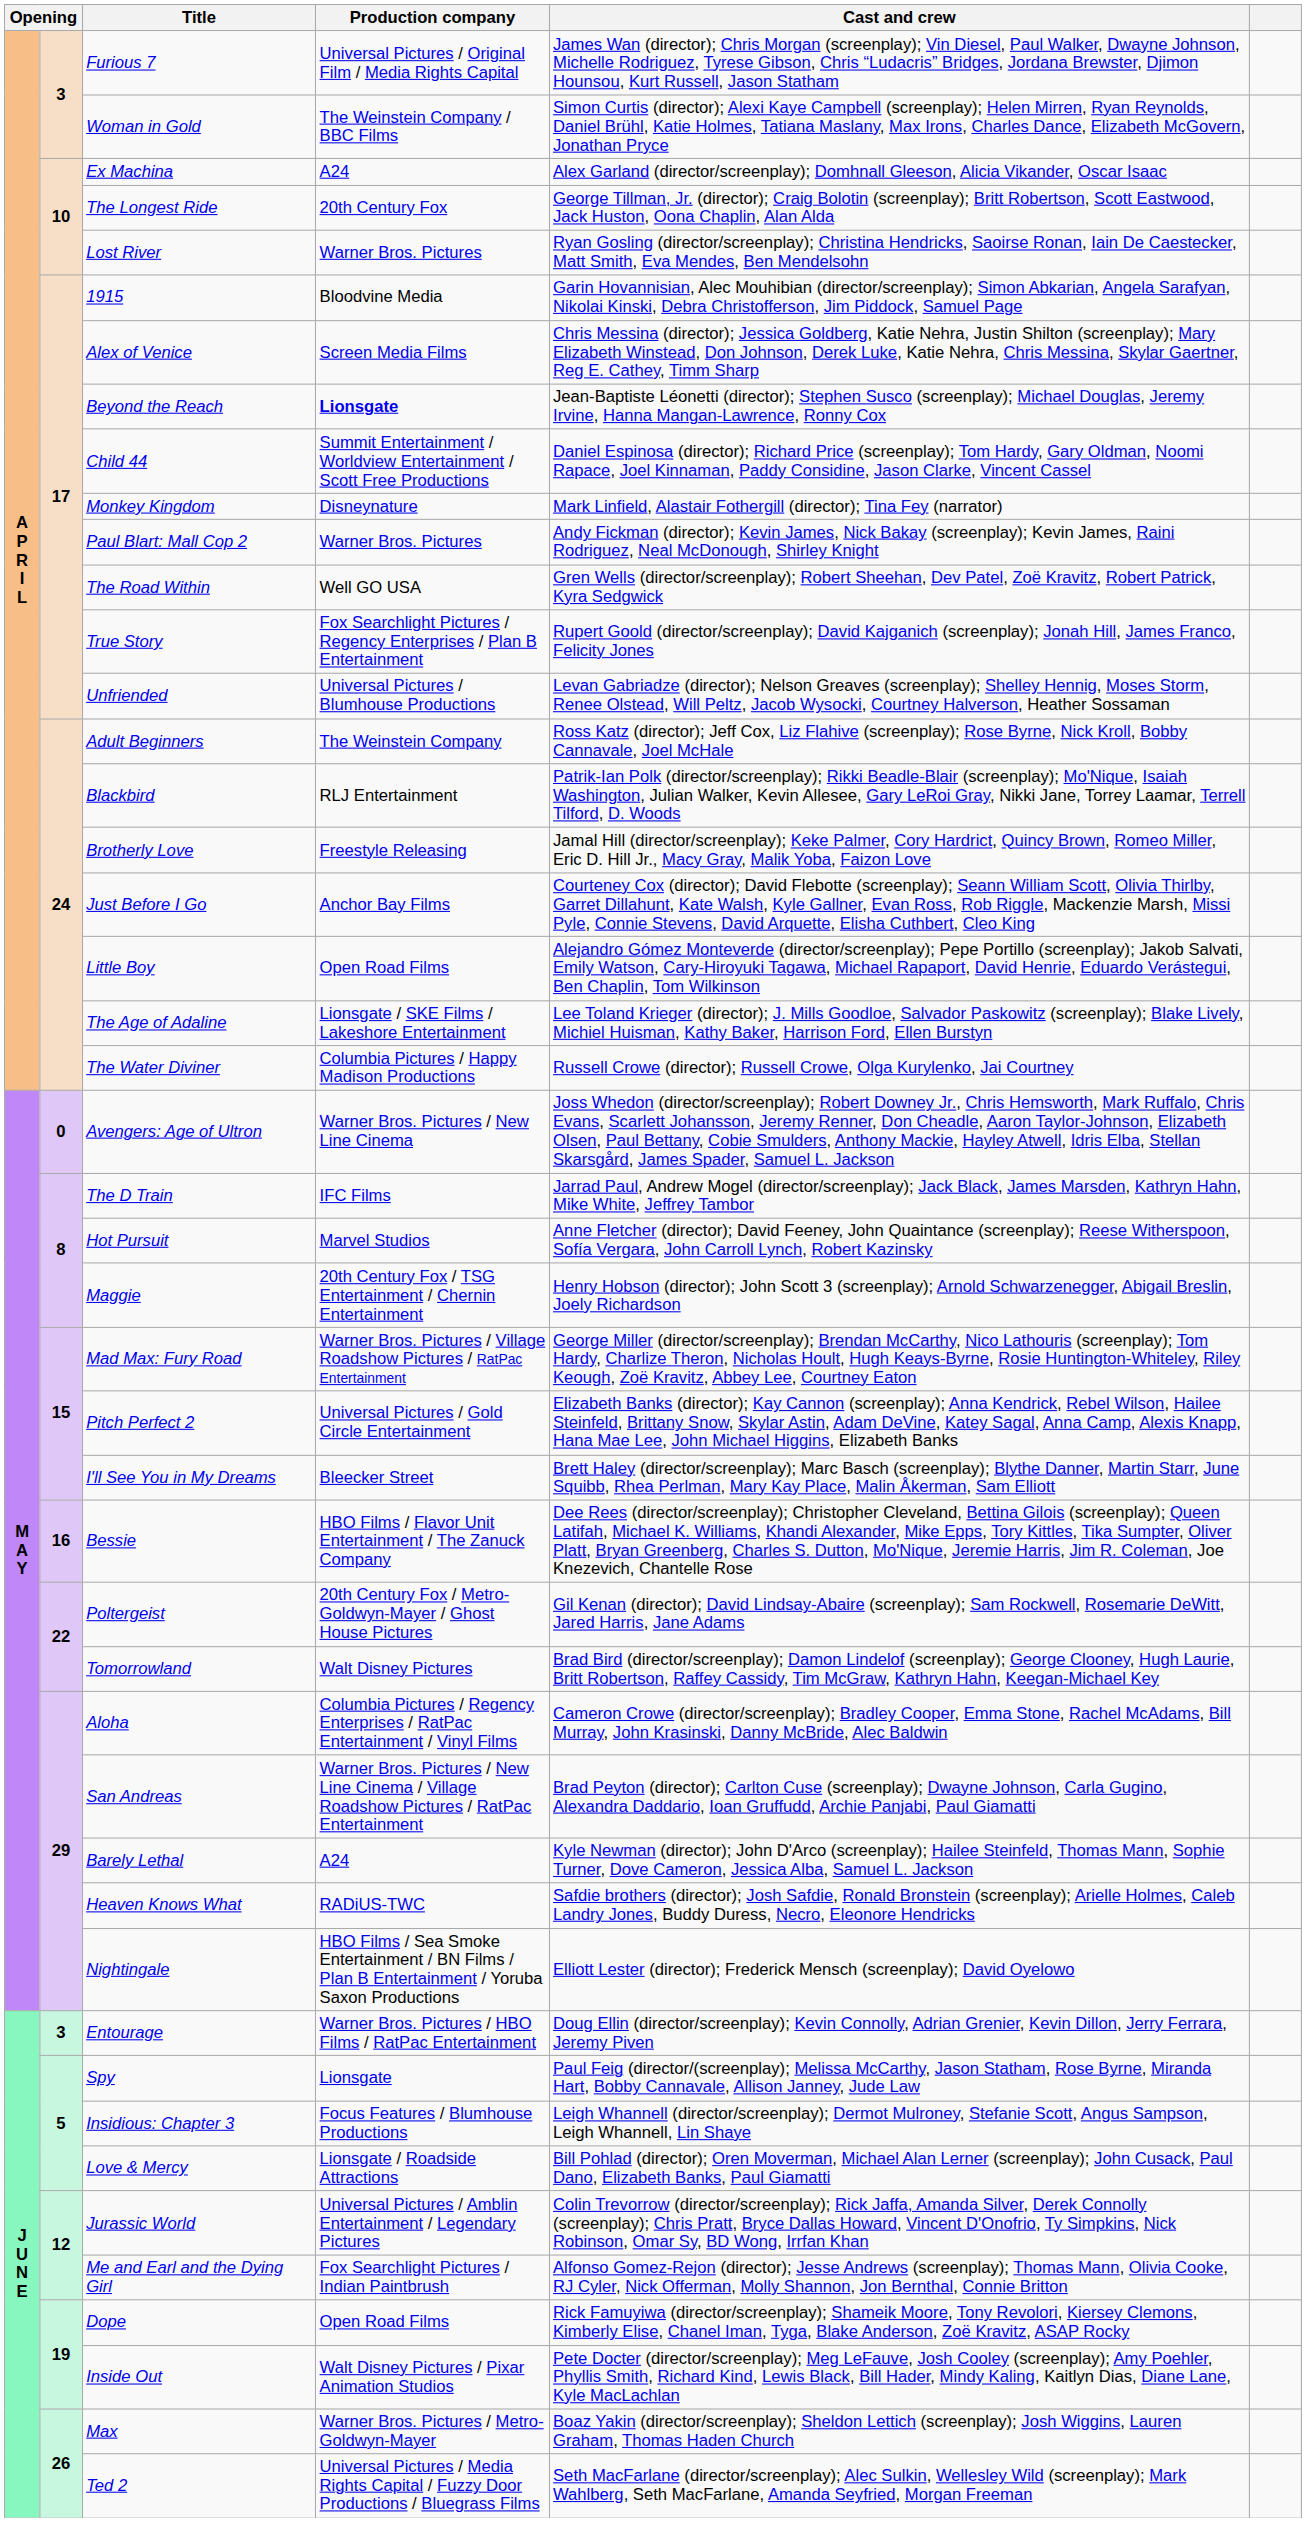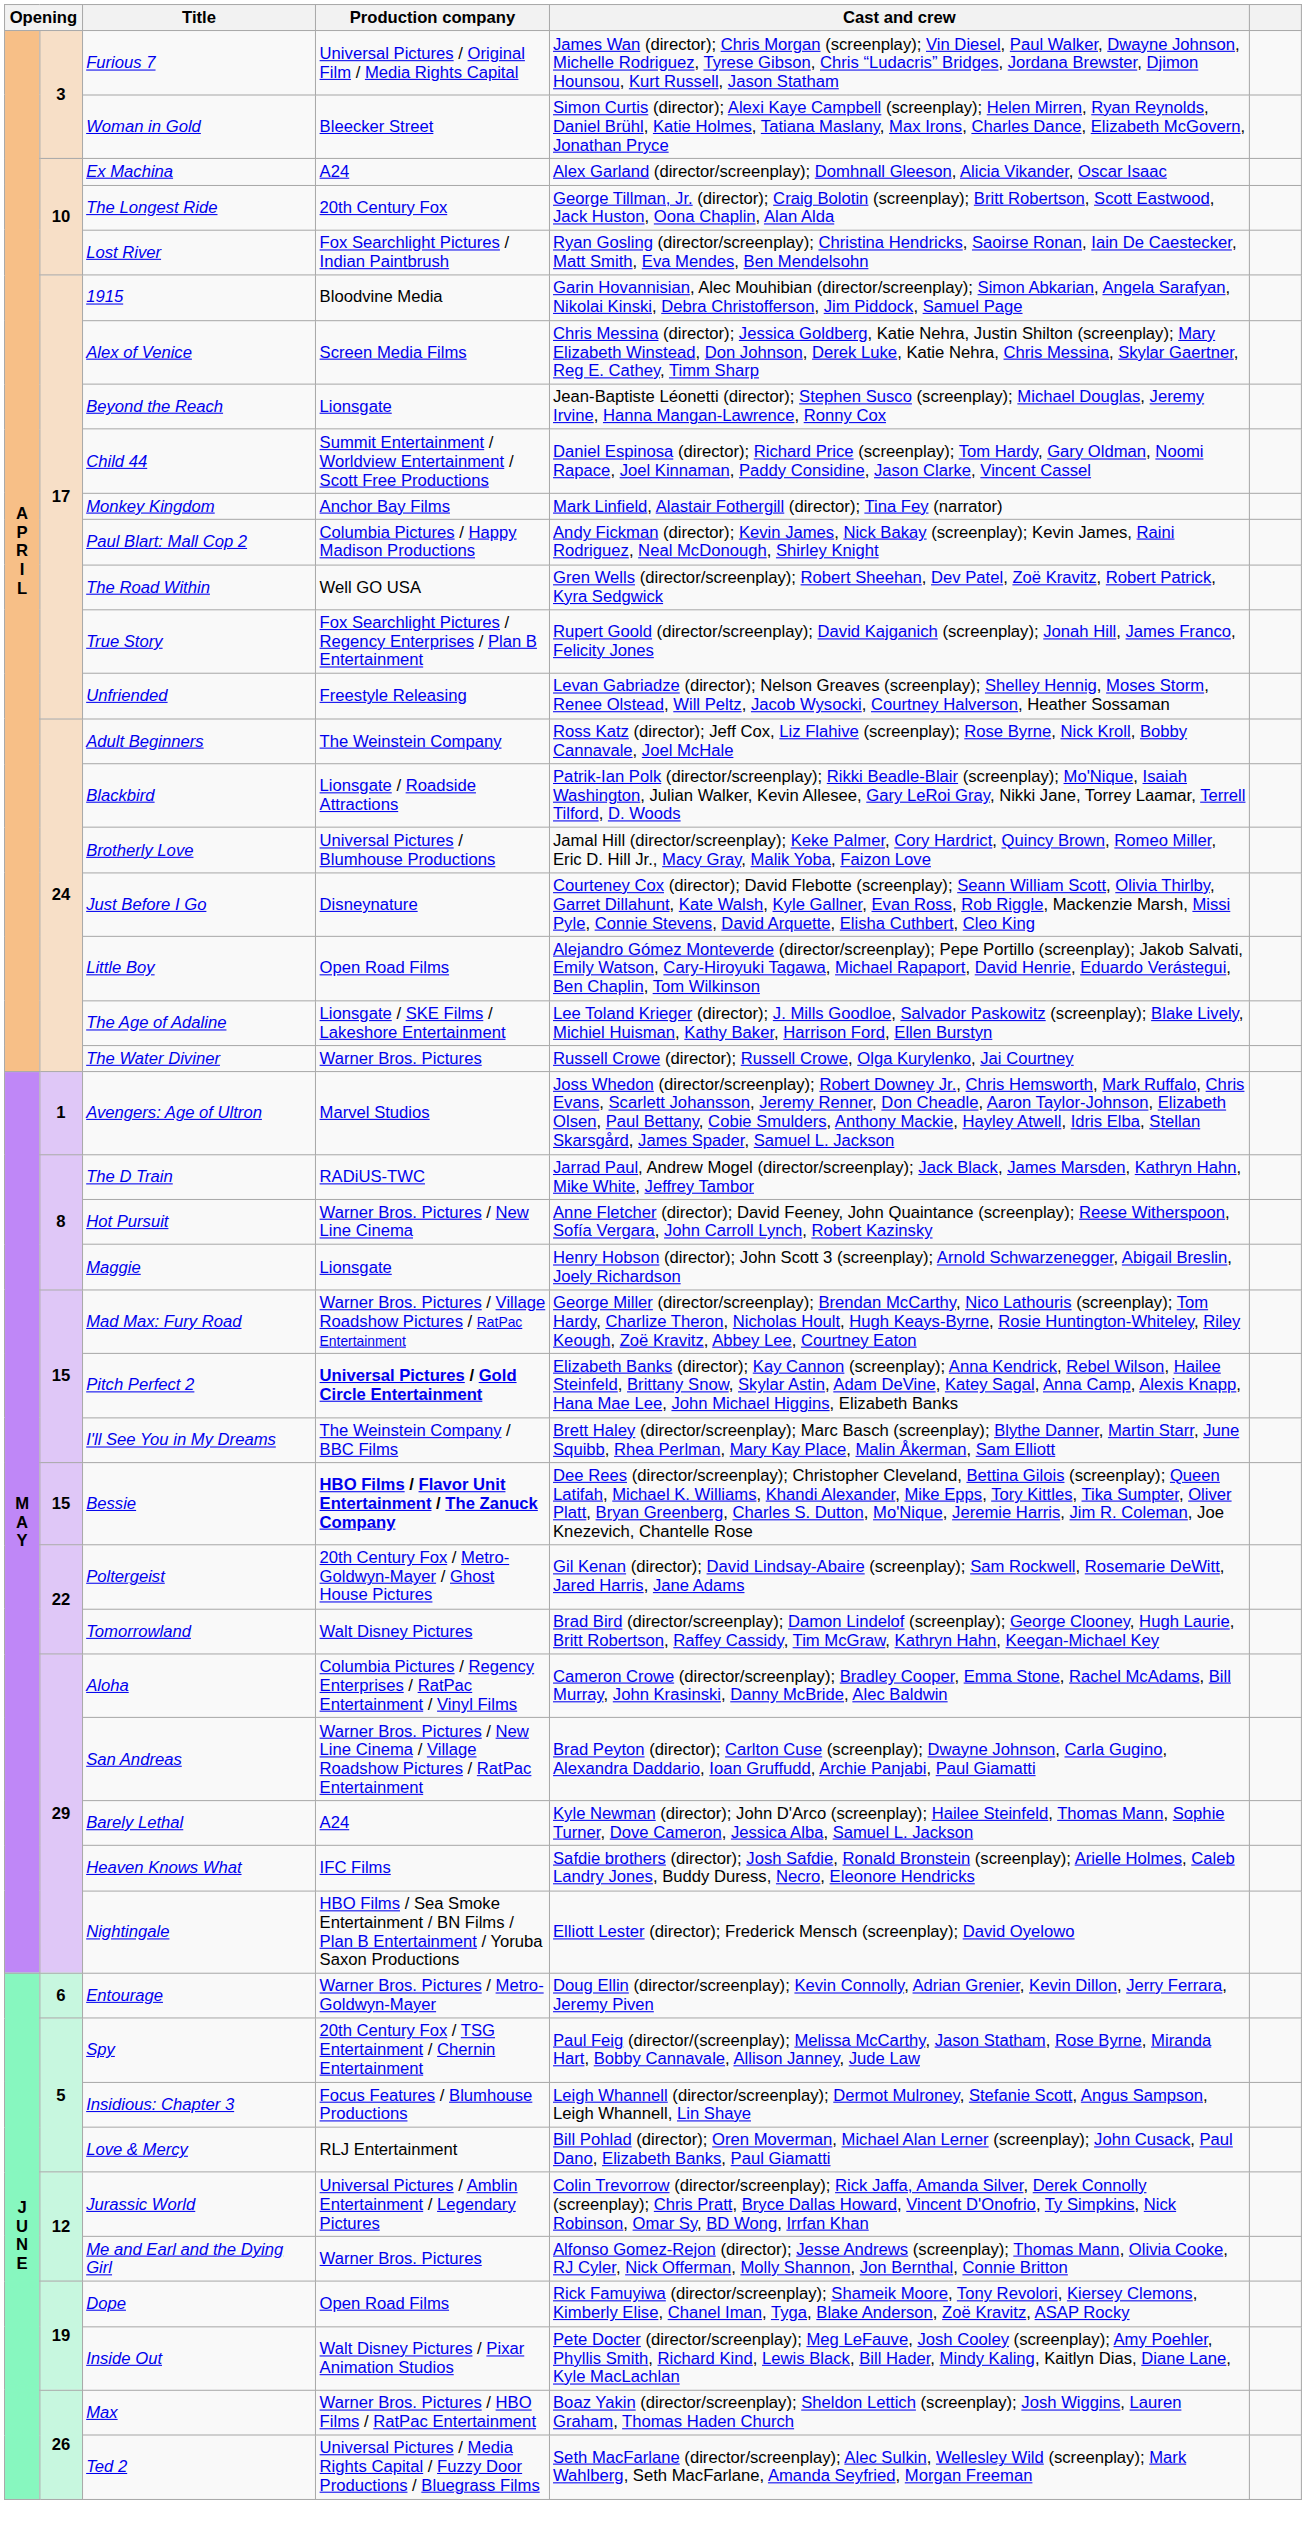(415, 126) The Weinstein Company / BBC Films -> (376, 126) Bleecker Street
(401, 252) Warner Bros. Pictures -> (414, 252) Fox Searchlight Pictures / Indian Paintbrush
(359, 406) bold -> (356, 406) normal
(369, 506) Disneynature -> (385, 506) Anchor Bay Films
(401, 541) Warner Bros. Pictures -> (418, 541) Columbia Pictures / Happy Madison Productions
(407, 696) Universal Pictures / Blumhouse Productions -> (393, 696) Freestyle Releasing
(388, 795) RLJ Entertainment -> (398, 795) Lionsgate / Roadside Attractions
(393, 850) Freestyle Releasing -> (407, 850) Universal Pictures / Blumhouse Productions
(385, 904) Anchor Bay Films -> (369, 904) Disneynature
(418, 1067) Columbia Pictures / Happy Madison Productions -> (401, 1058) Warner Bros. Pictures
(61, 1131) 0 -> (61, 1113) 1
(424, 1131) Warner Bros. Pictures / New Line Cinema -> (375, 1113) Marvel Studios
(355, 1195) IFC Films -> (372, 1176) RADiUS-TWC
(375, 1240) Marvel Studios -> (424, 1222) Warner Bros. Pictures / New Line Cinema
(407, 1295) 20th Century Fox / TSG Entertainment / Chernin Entertainment -> (356, 1267) Lionsgate
(411, 1422) normal -> (418, 1385) bold
(376, 1477) Bleecker Street -> (415, 1439) The Weinstein Company / BBC Films
(61, 1541) 16 -> (61, 1503) 15
(422, 1541) normal -> (429, 1503) bold
(372, 1905) RADiUS-TWC -> (355, 1867) IFC Films
(61, 2033) 3 -> (61, 1995) 6
(428, 2033) Warner Bros. Pictures / HBO Films / RatPac Entertainment -> (432, 1995) Warner Bros. Pictures / Metro-Goldwyn-Mayer
(356, 2078) Lionsgate -> (407, 2050) 20th Century Fox / TSG Entertainment / Chernin Entertainment
(398, 2168) Lionsgate / Roadside Attractions -> (388, 2149) RLJ Entertainment
(414, 2277) Fox Searchlight Pictures / Indian Paintbrush -> (401, 2258) Warner Bros. Pictures
(432, 2431) Warner Bros. Pictures / Metro-Goldwyn-Mayer -> (428, 2412) Warner Bros. Pictures / HBO Films / RatPac Entertainment
